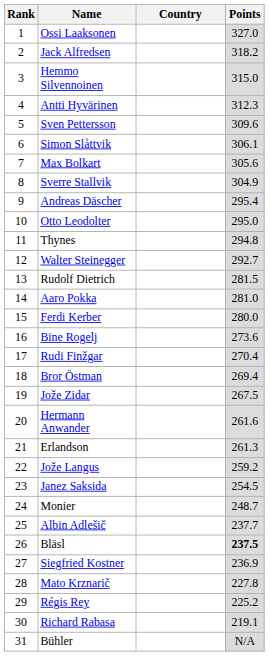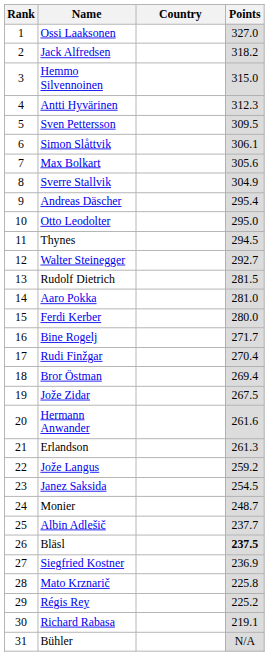(245, 124) 309.6 -> (245, 124) 309.5
(245, 240) 294.8 -> (245, 240) 294.5
(245, 337) 273.6 -> (245, 337) 271.7
(245, 583) 227.8 -> (245, 583) 225.8
